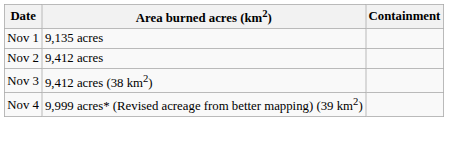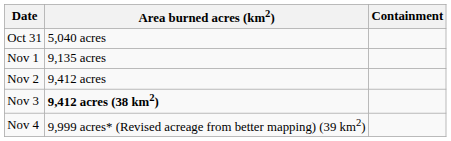+ row: (25, 38)
(99, 80) normal -> (103, 101) bold
